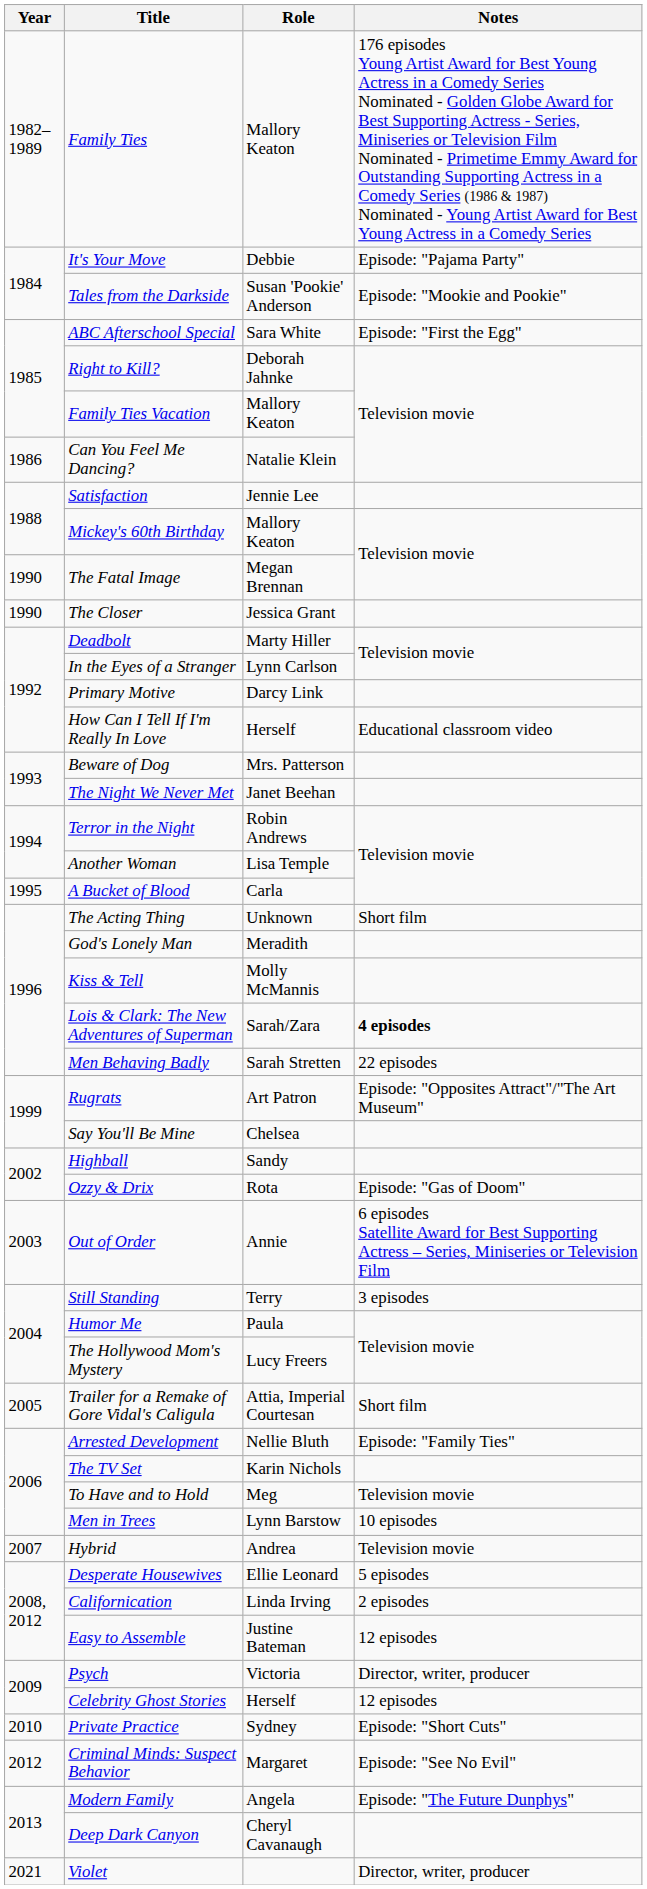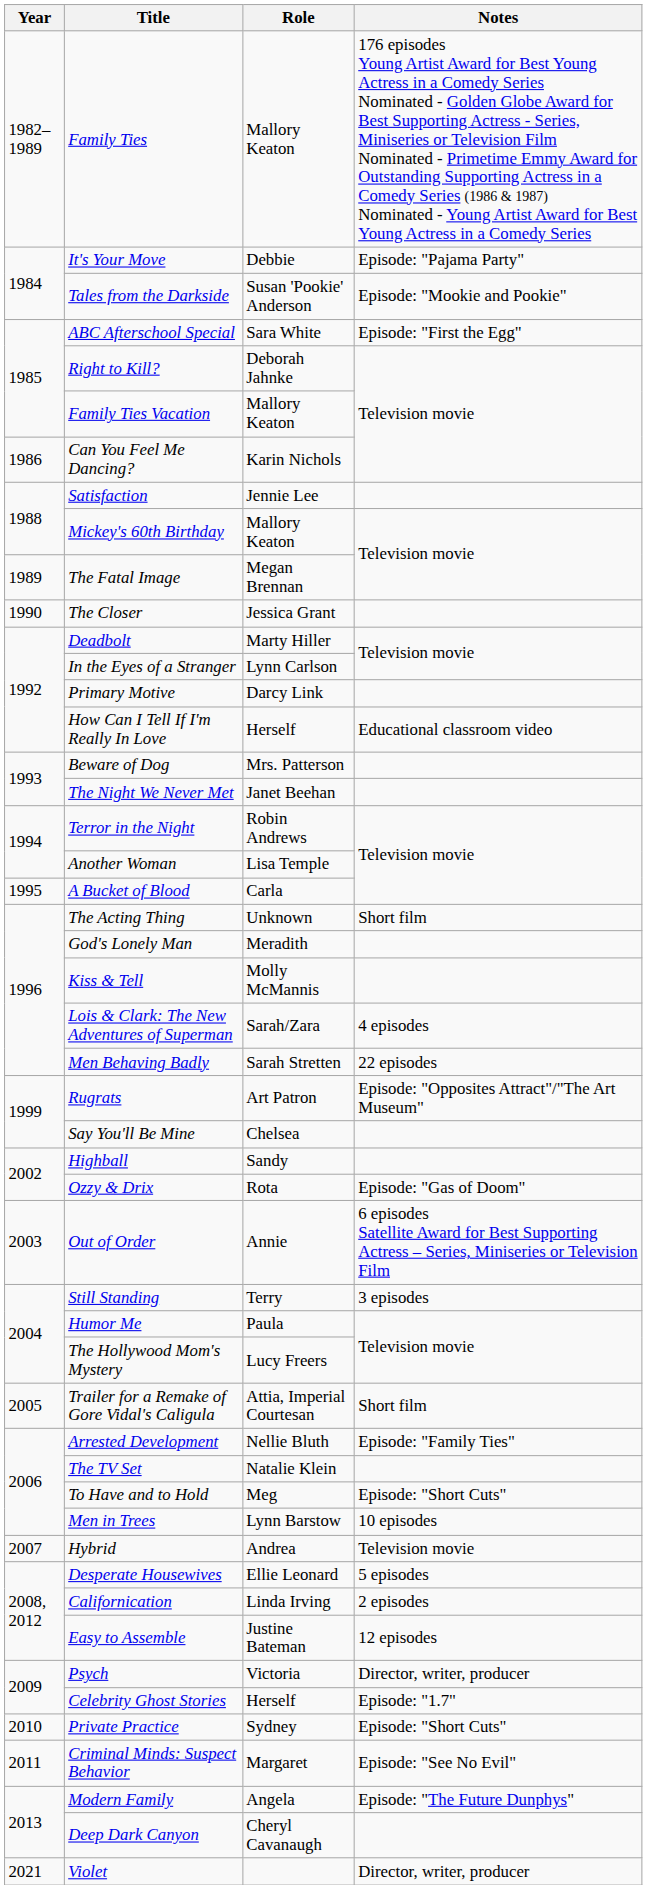(291, 459) Natalie Klein -> (294, 459) Karin Nichols
(25, 577) 1990 -> (25, 577) 1989
(394, 1025) bold -> (393, 1025) normal
(294, 1468) Karin Nichols -> (291, 1468) Natalie Klein
(416, 1495) Television movie -> (432, 1495) Episode: "Short Cuts"
(398, 1700) 12 episodes -> (407, 1700) Episode: "1.7"
(25, 1763) 2012 -> (25, 1763) 2011
